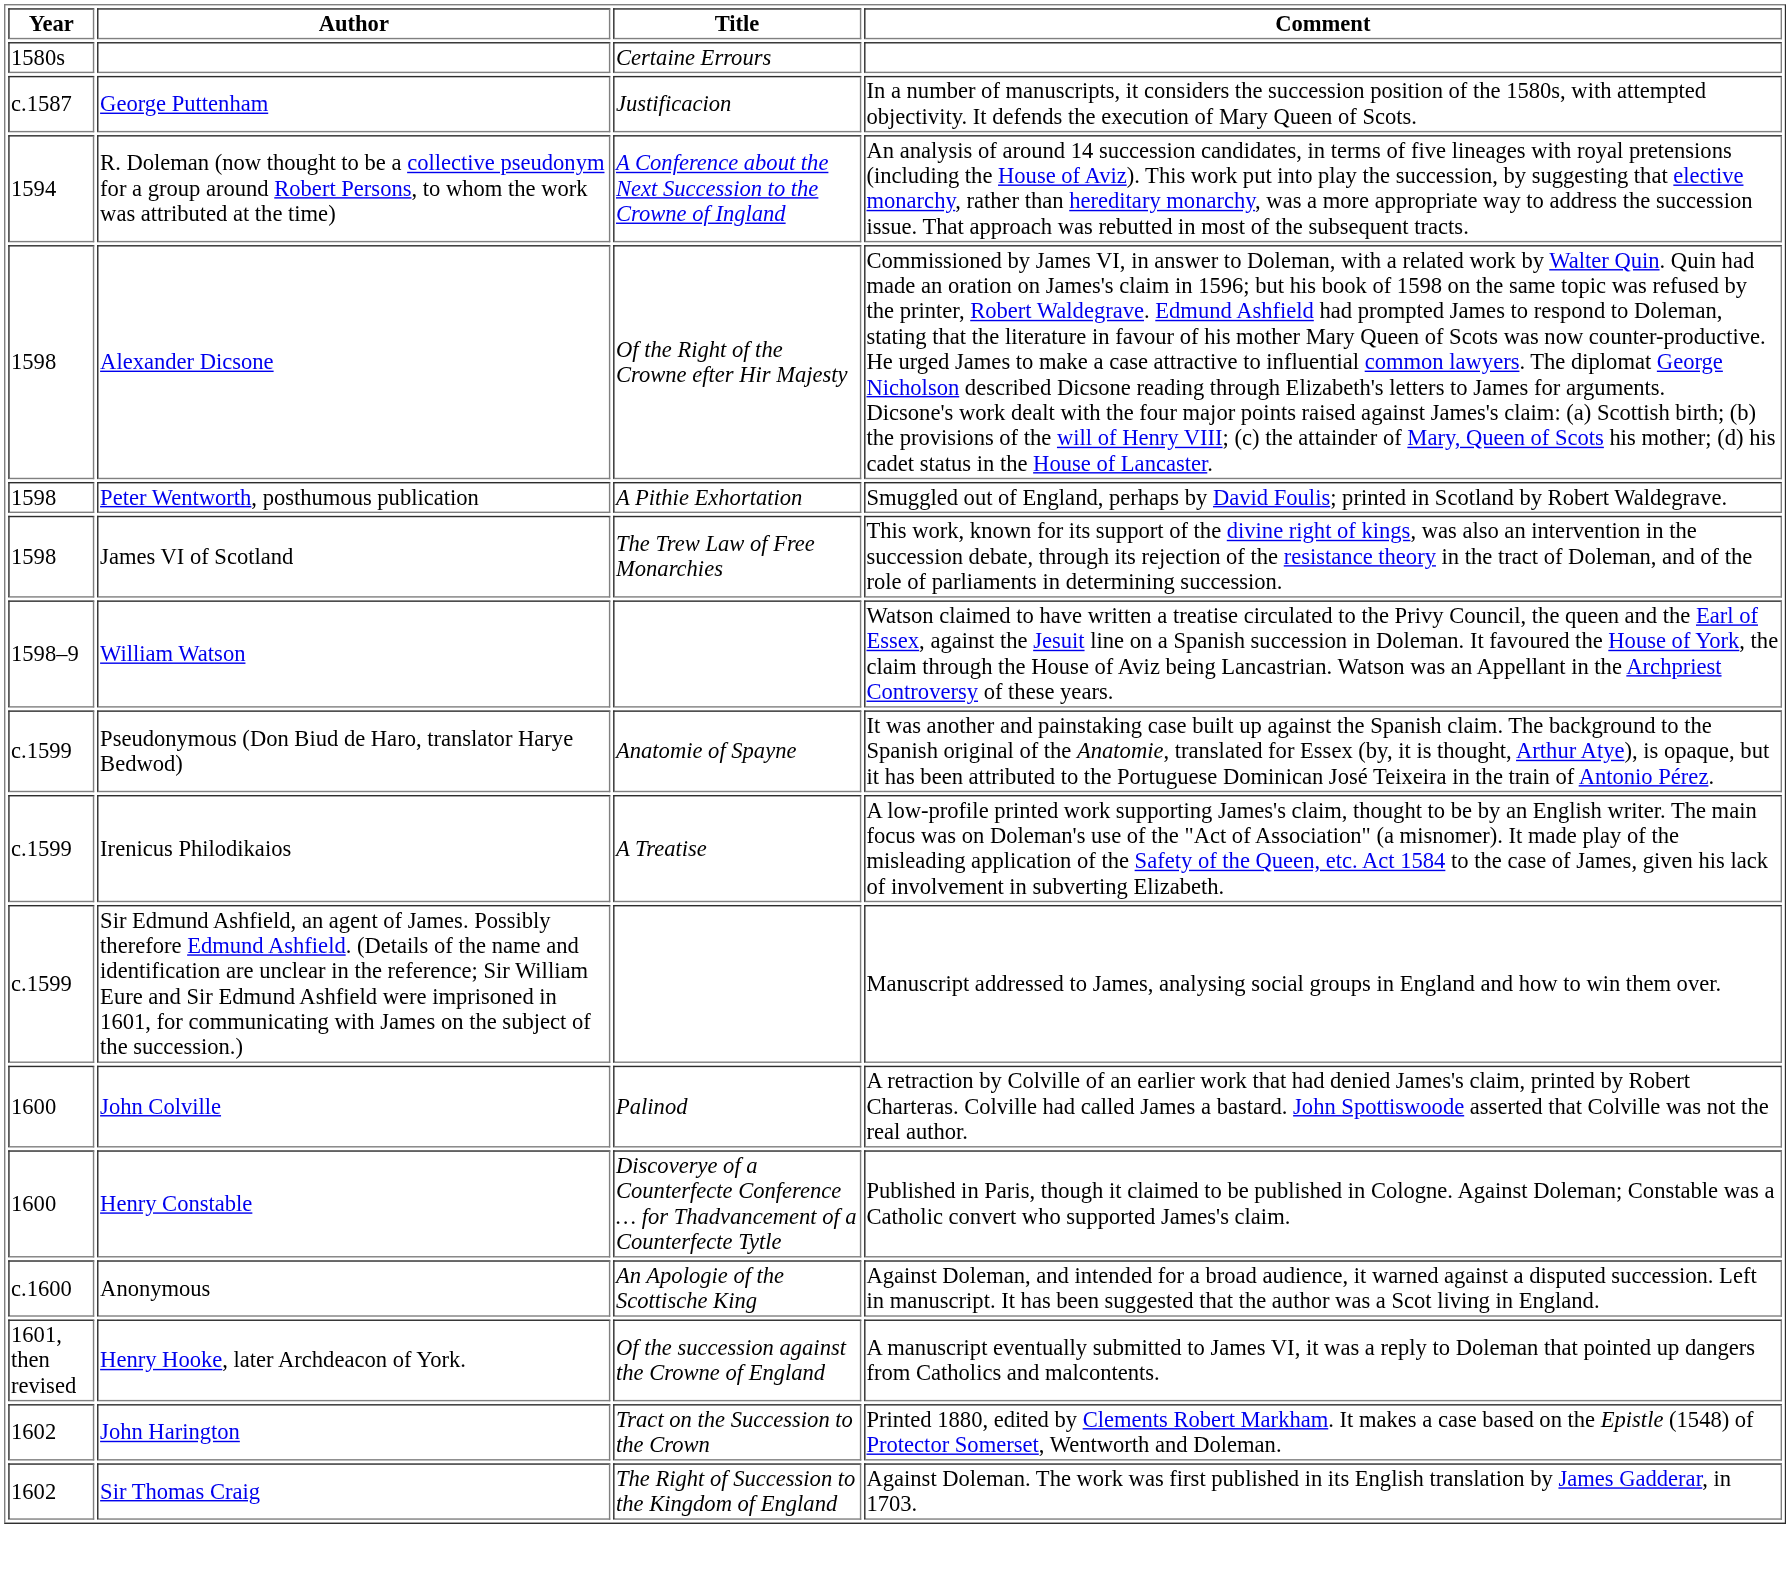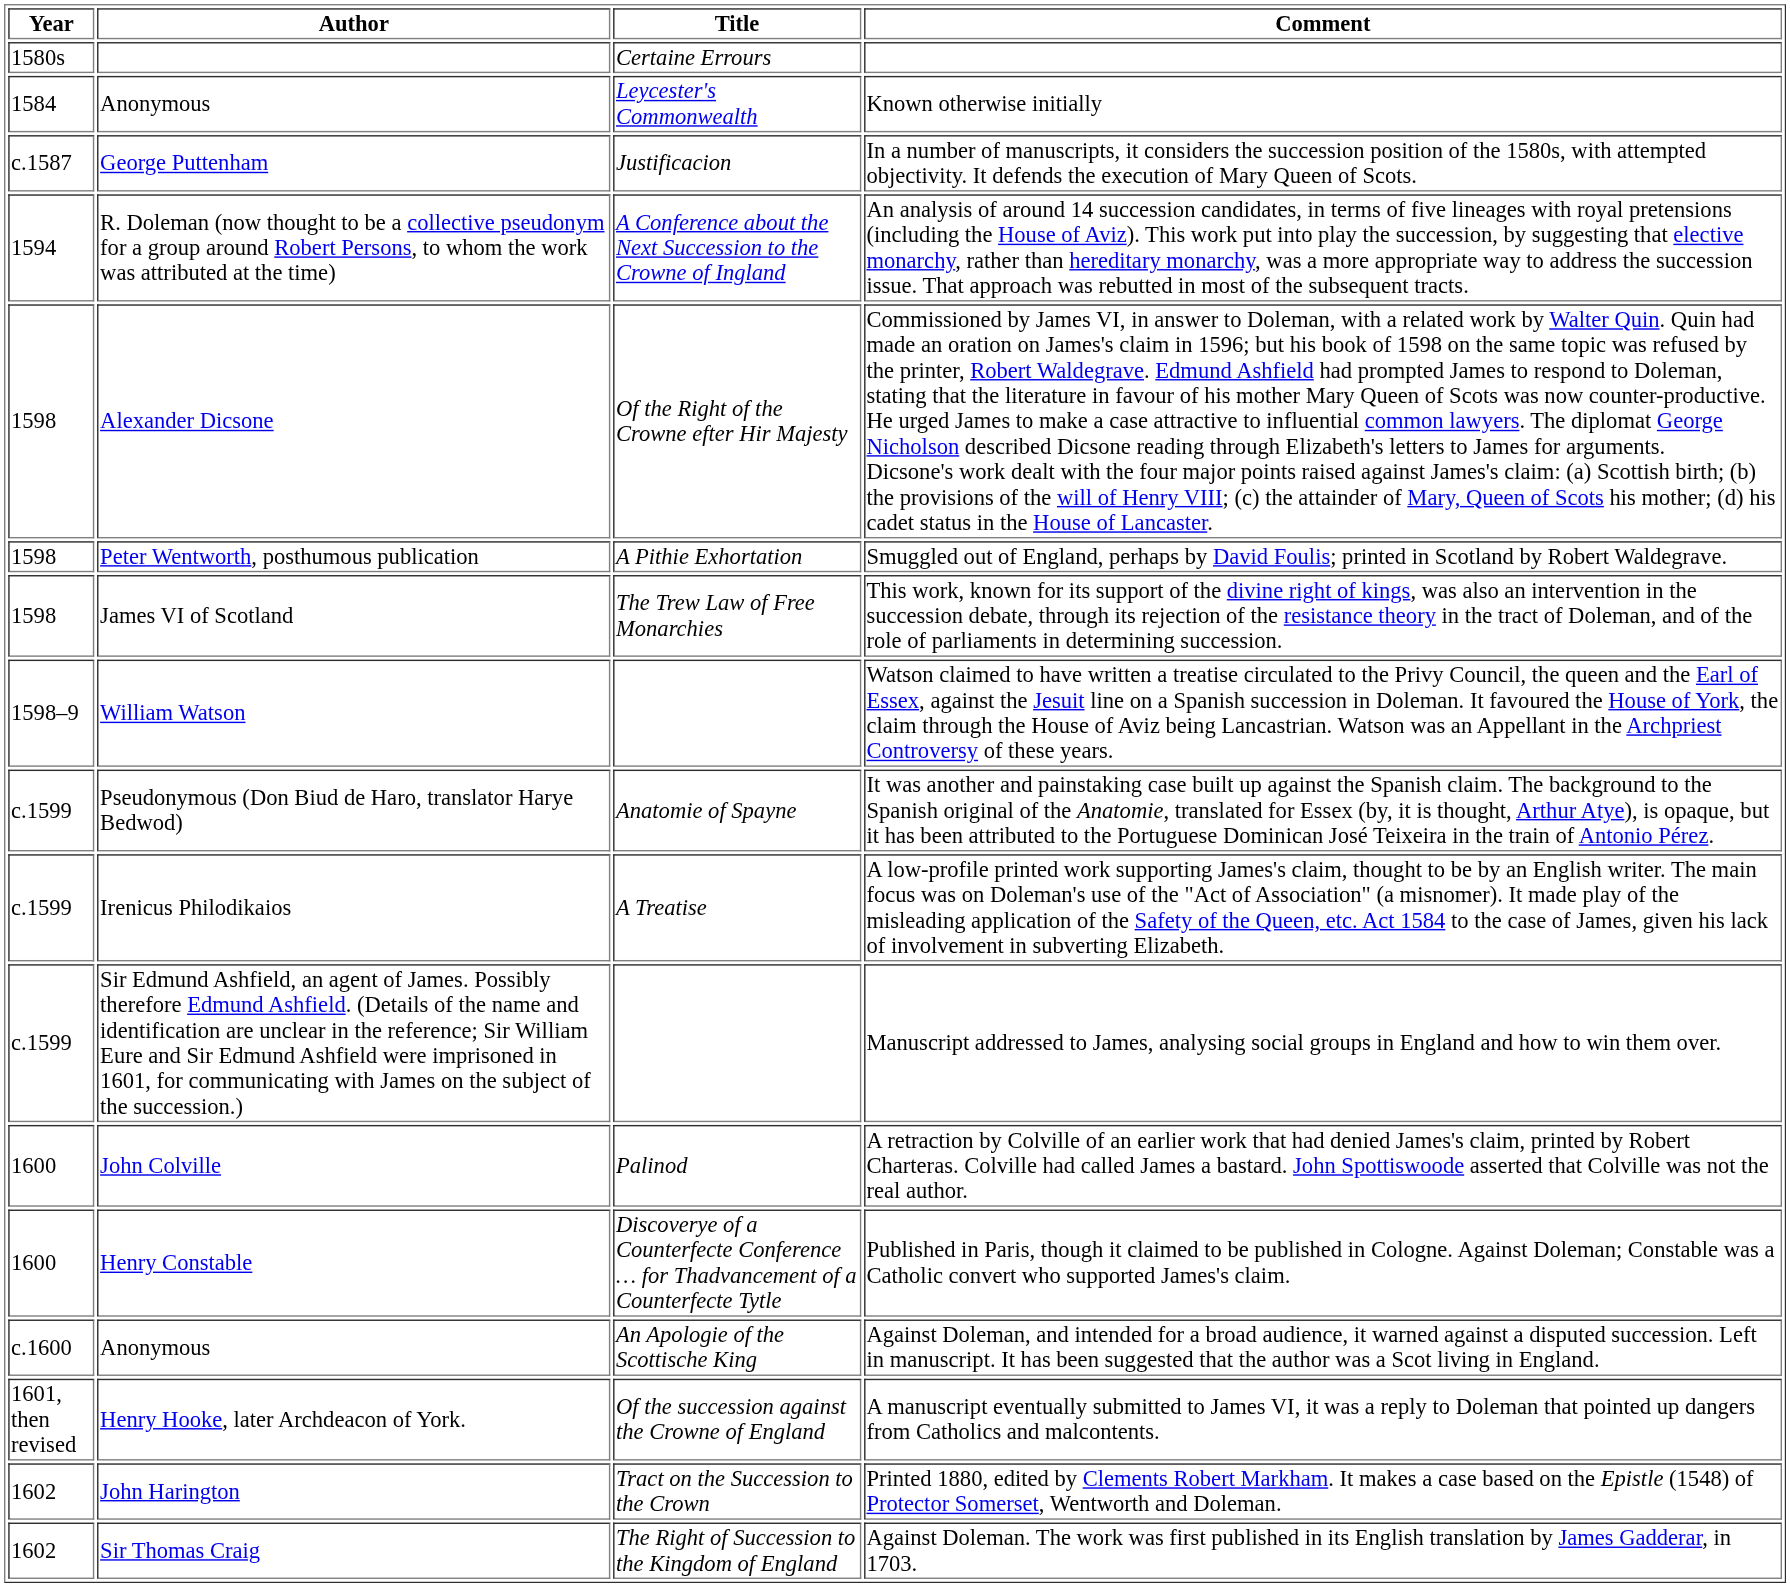+ row: (984, 103)
